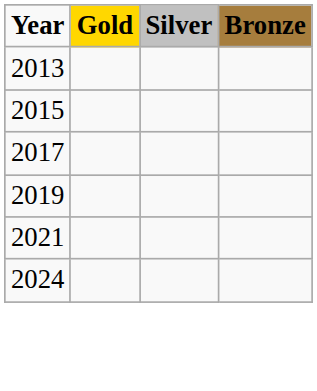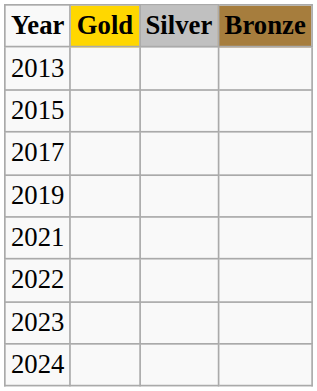+ row: (38, 279)
+ row: (38, 322)
